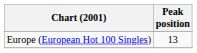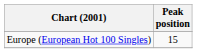(173, 39) 13 -> (173, 39) 15
